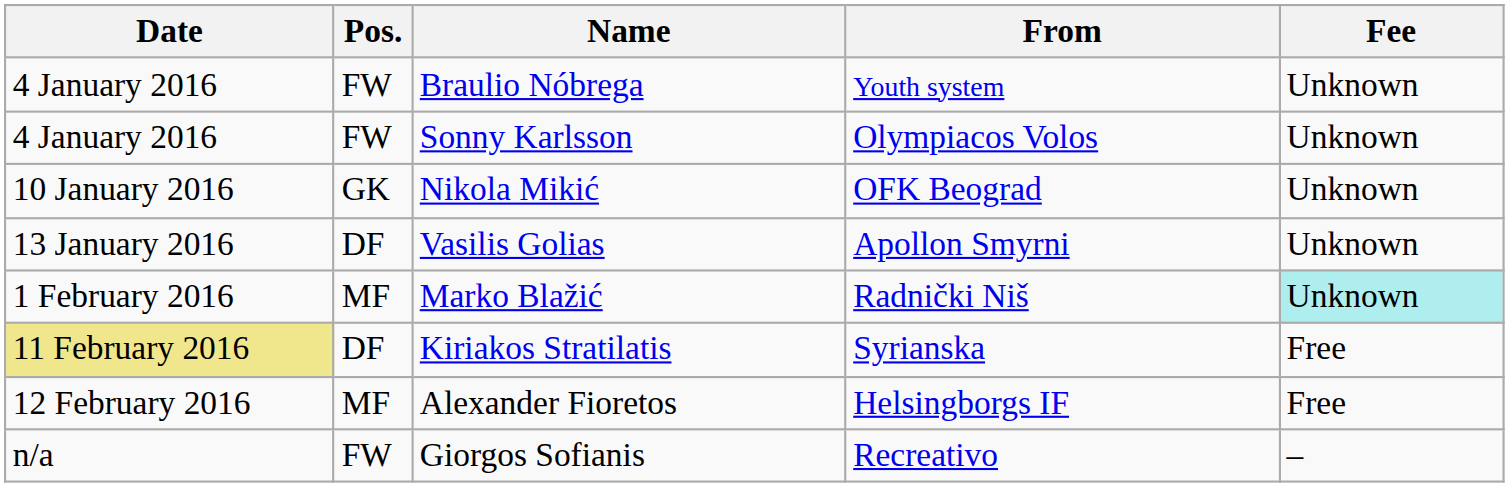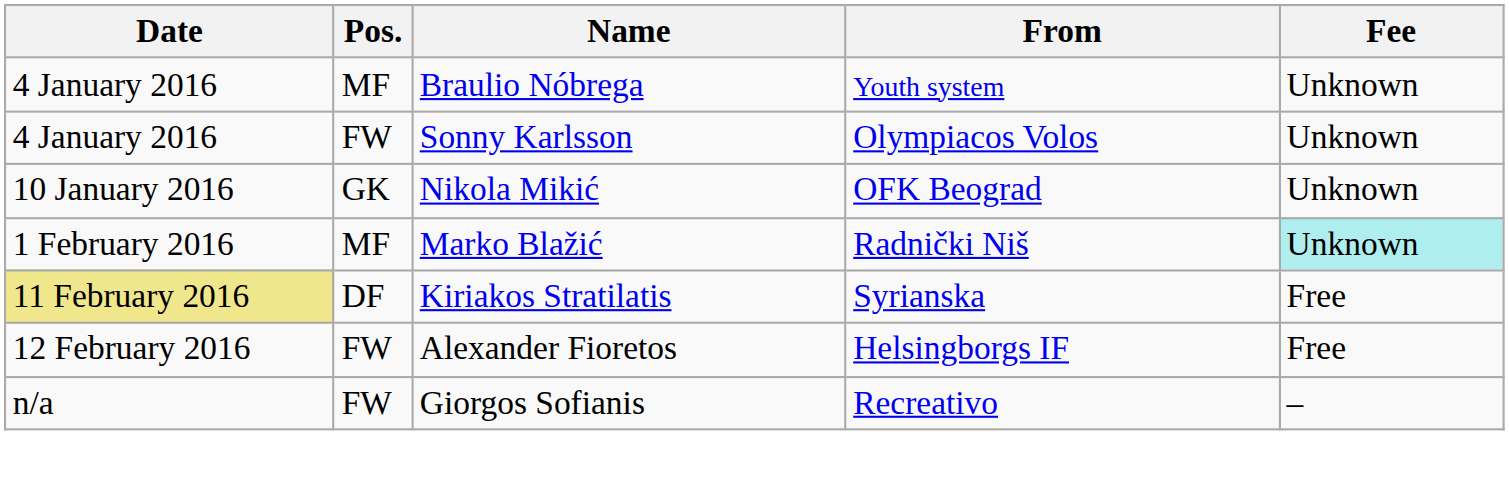(367, 84) FW -> (366, 84) MF
- row: (512, 243)
(366, 402) MF -> (367, 349) FW
